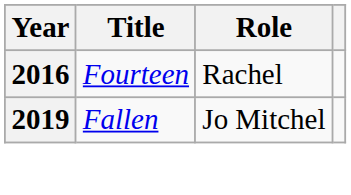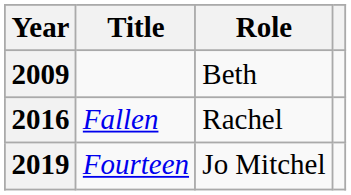+ row: (41, 73)
(136, 73) Fourteen -> (121, 119) Fallen
(121, 119) Fallen -> (136, 165) Fourteen
